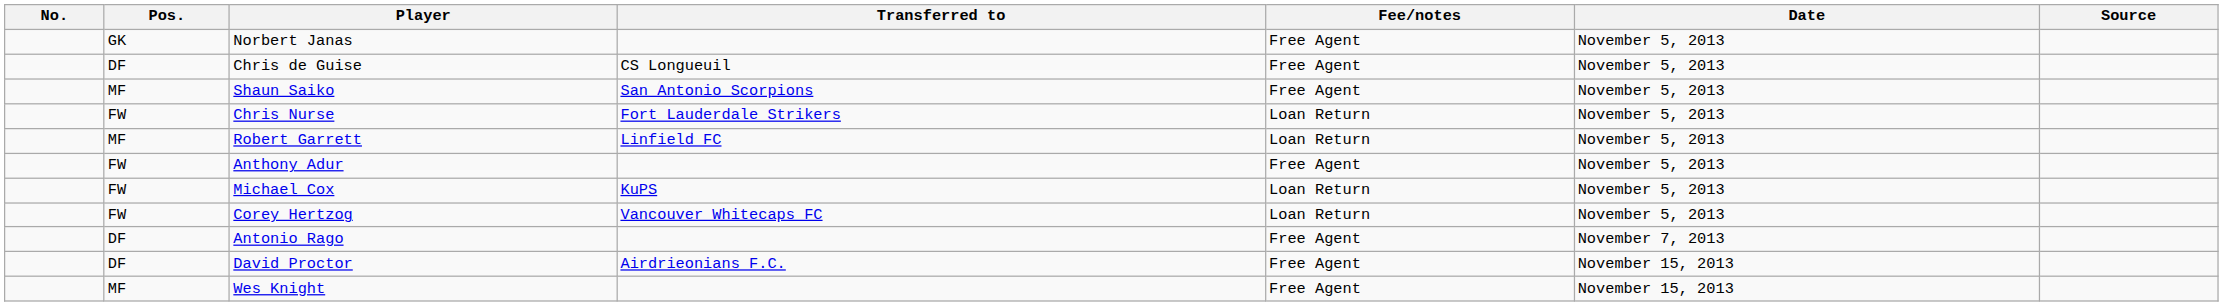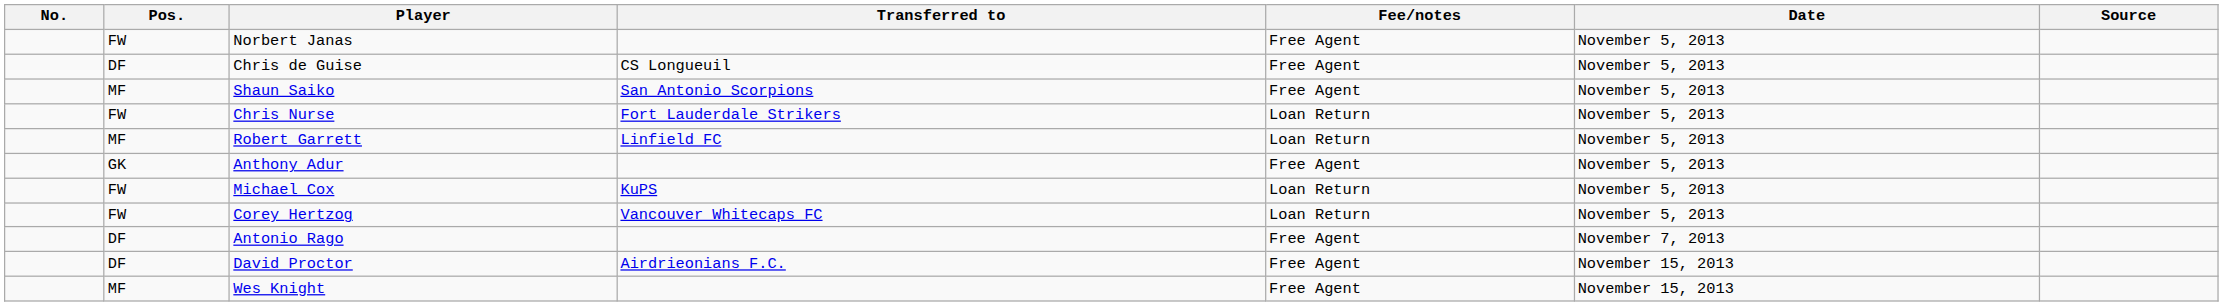(117, 42) GK -> (117, 42) FW
(117, 166) FW -> (117, 166) GK
